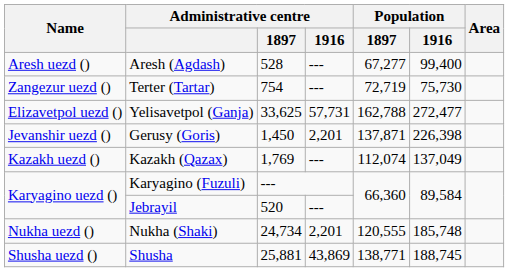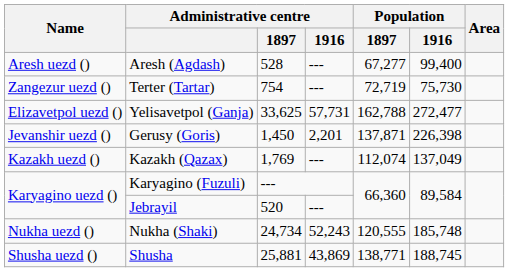(326, 231) 2,201 -> (329, 231) 52,243
